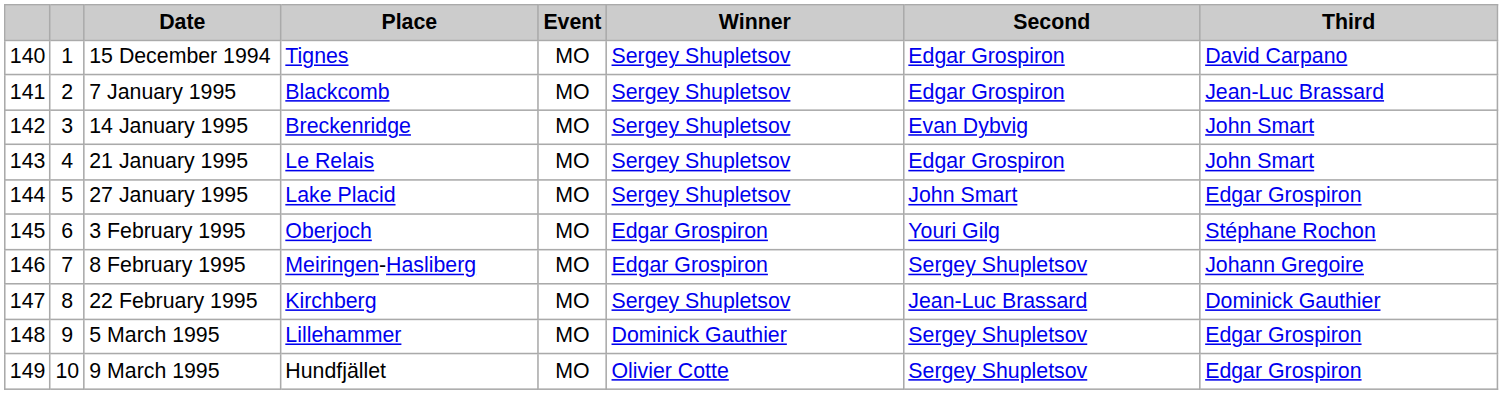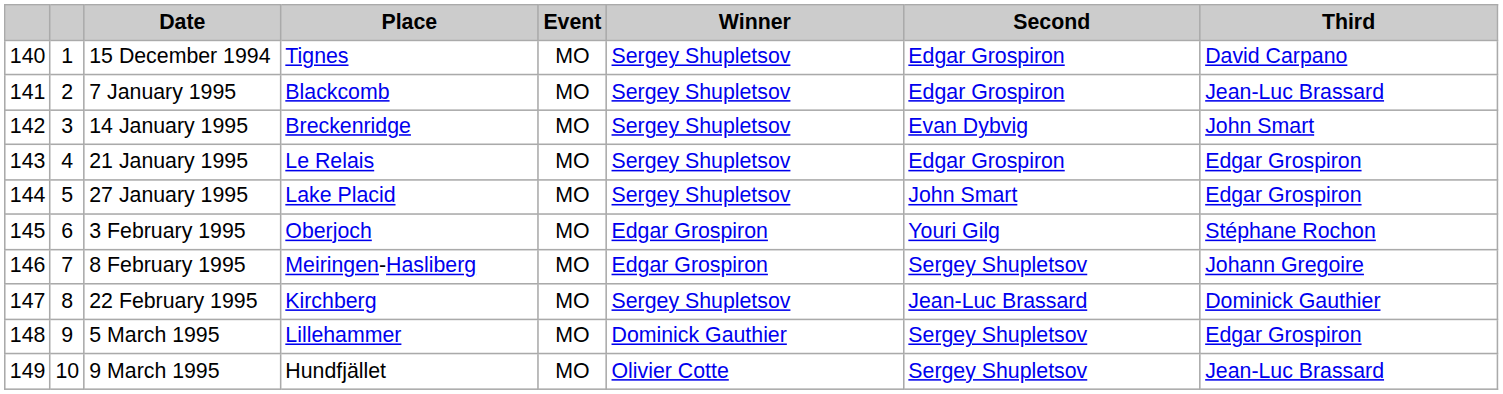(1260, 161) John Smart -> (1283, 161) Edgar Grospiron
(1283, 370) Edgar Grospiron -> (1295, 370) Jean-Luc Brassard
